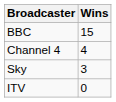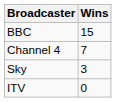(84, 50) 4 -> (84, 50) 7
